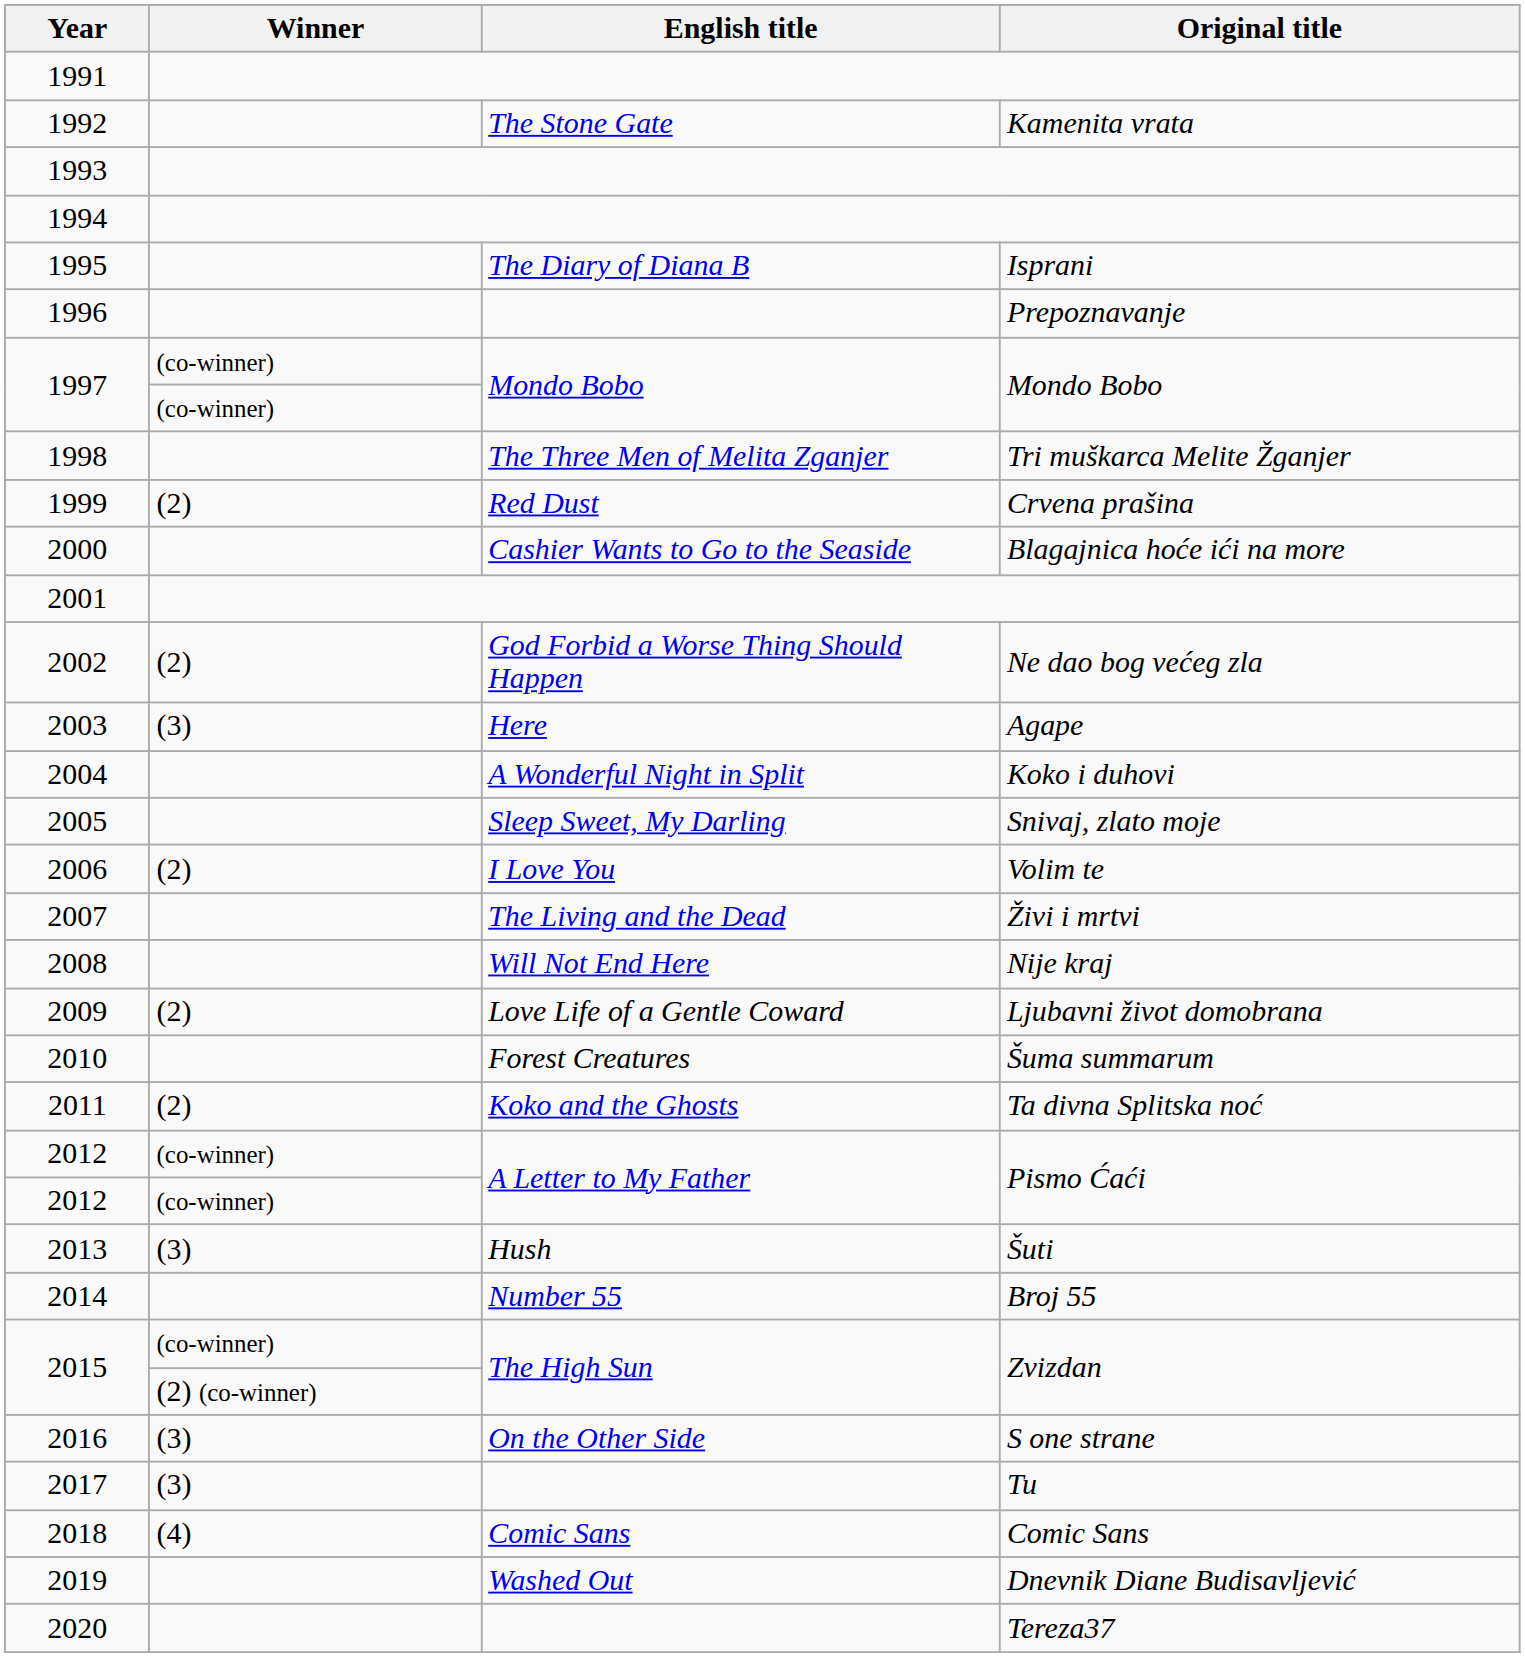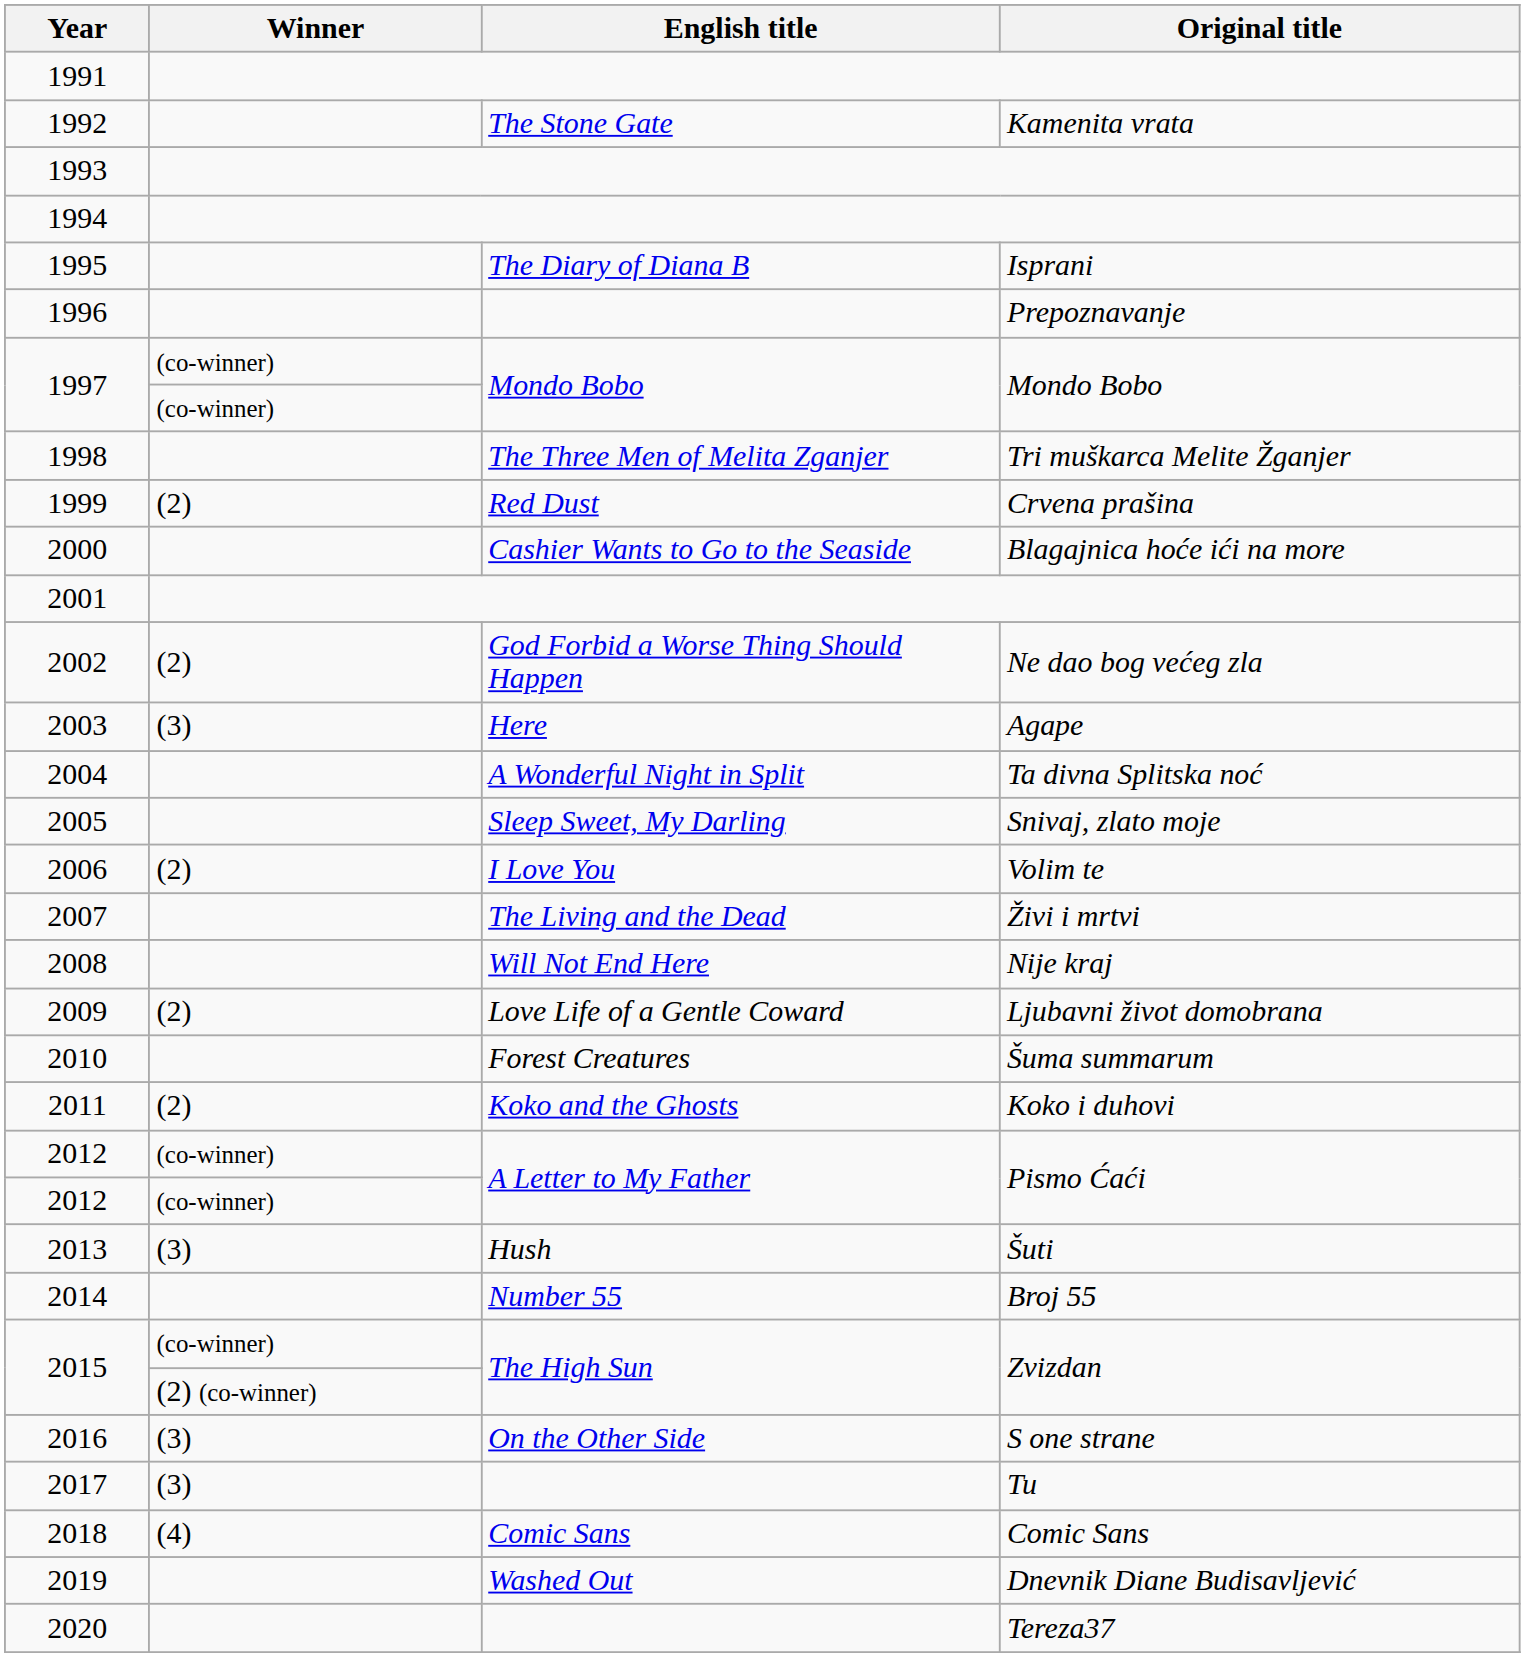(1091, 773) Koko i duhovi -> (1135, 773) Ta divna Splitska noć
(1135, 1105) Ta divna Splitska noć -> (1091, 1105) Koko i duhovi
